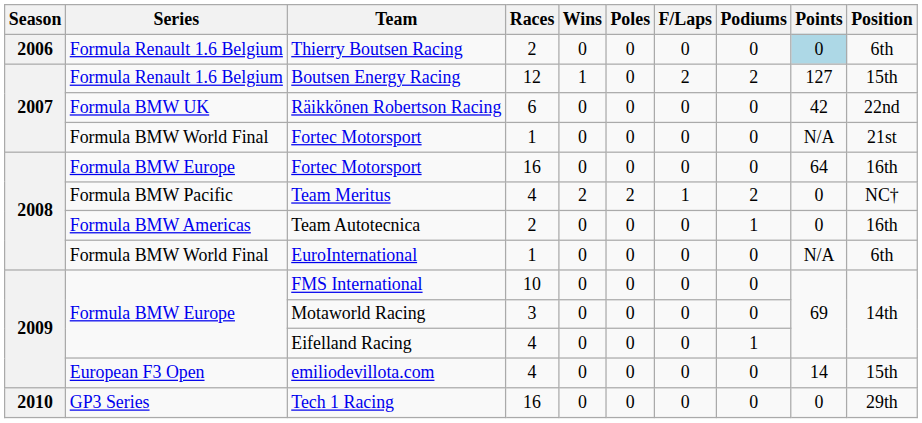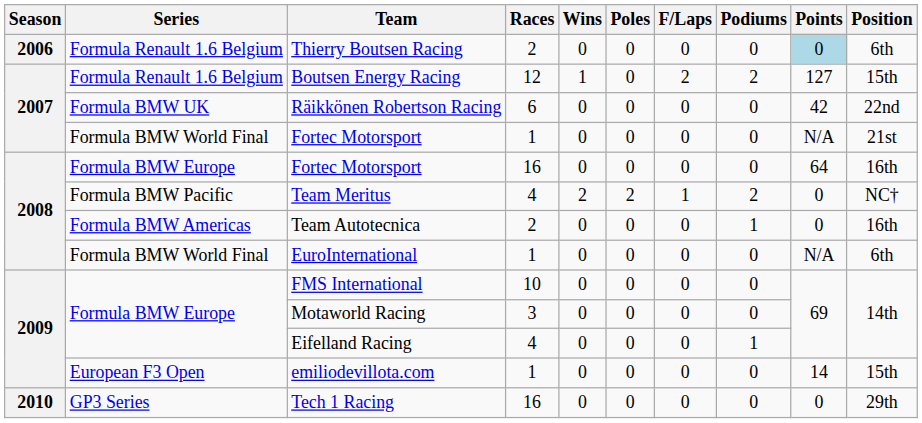(532, 373) 4 -> (532, 373) 1
